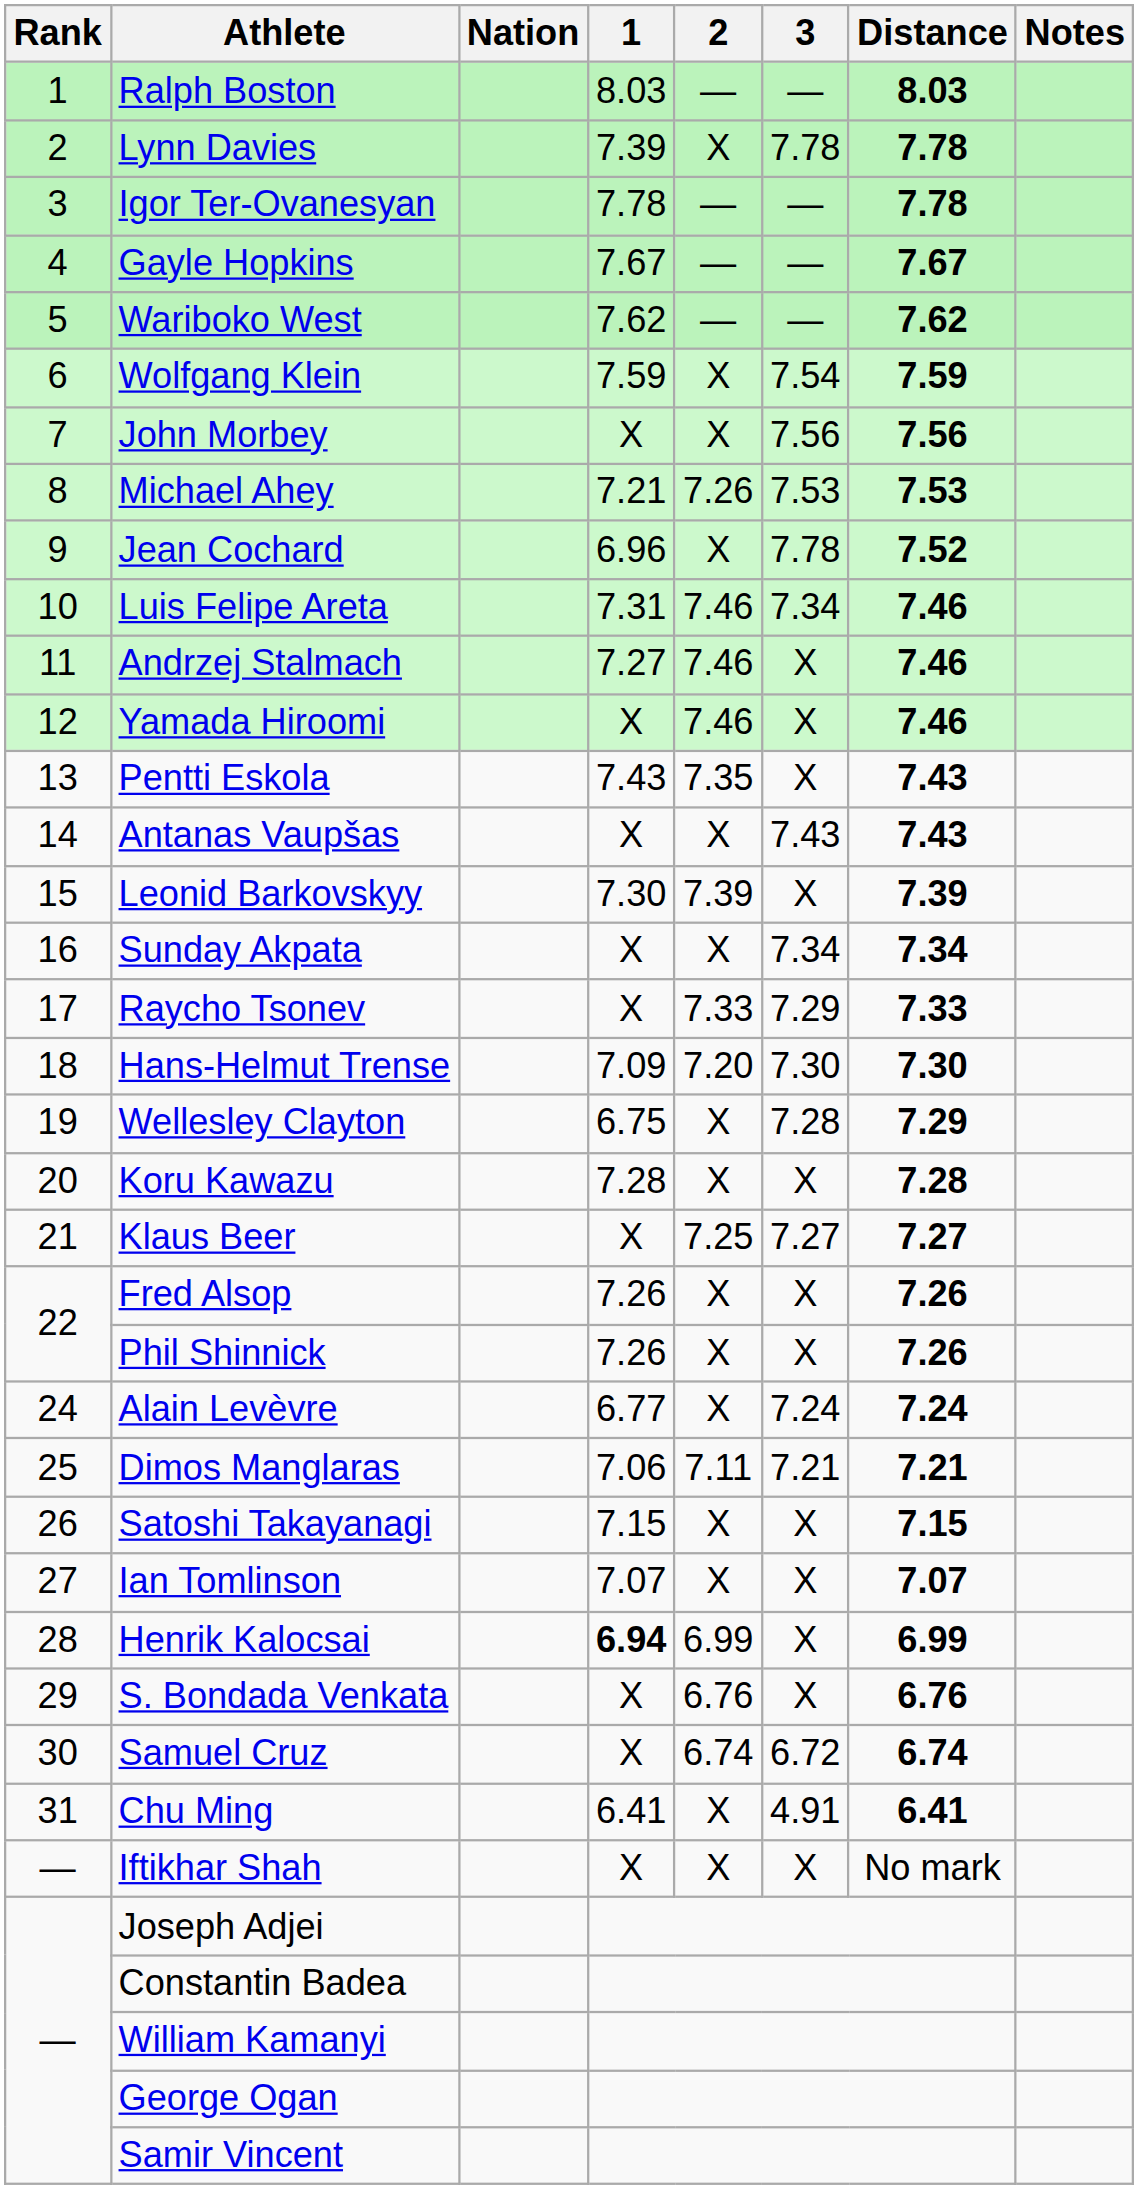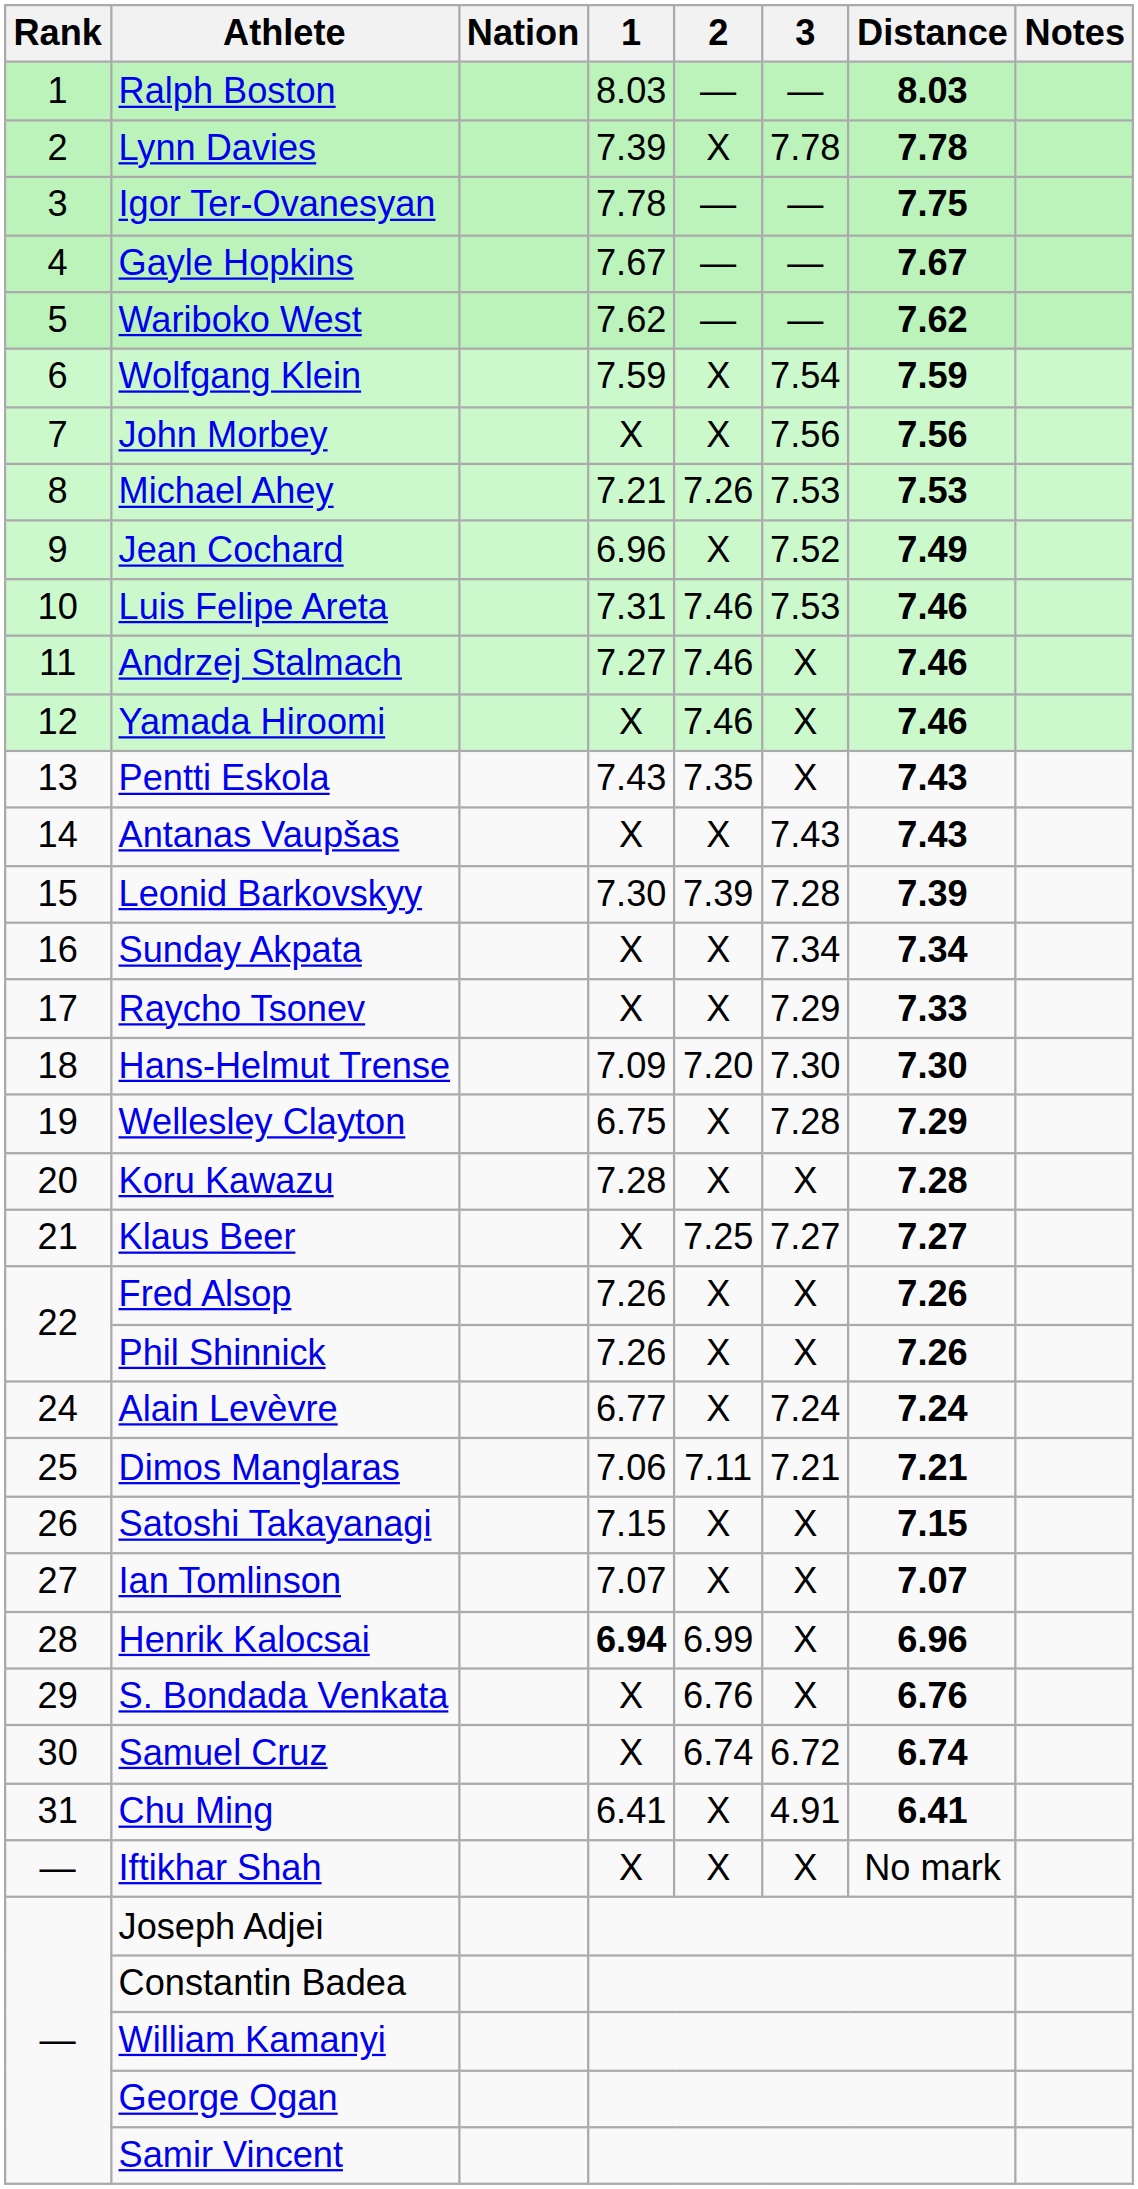(932, 205) 7.78 -> (932, 205) 7.75
(805, 549) 7.78 -> (805, 549) 7.52
(932, 549) 7.52 -> (932, 549) 7.49
(805, 606) 7.34 -> (805, 606) 7.53
(805, 893) X -> (805, 893) 7.28
(718, 1008) 7.33 -> (718, 1008) X
(932, 1638) 6.99 -> (932, 1638) 6.96
